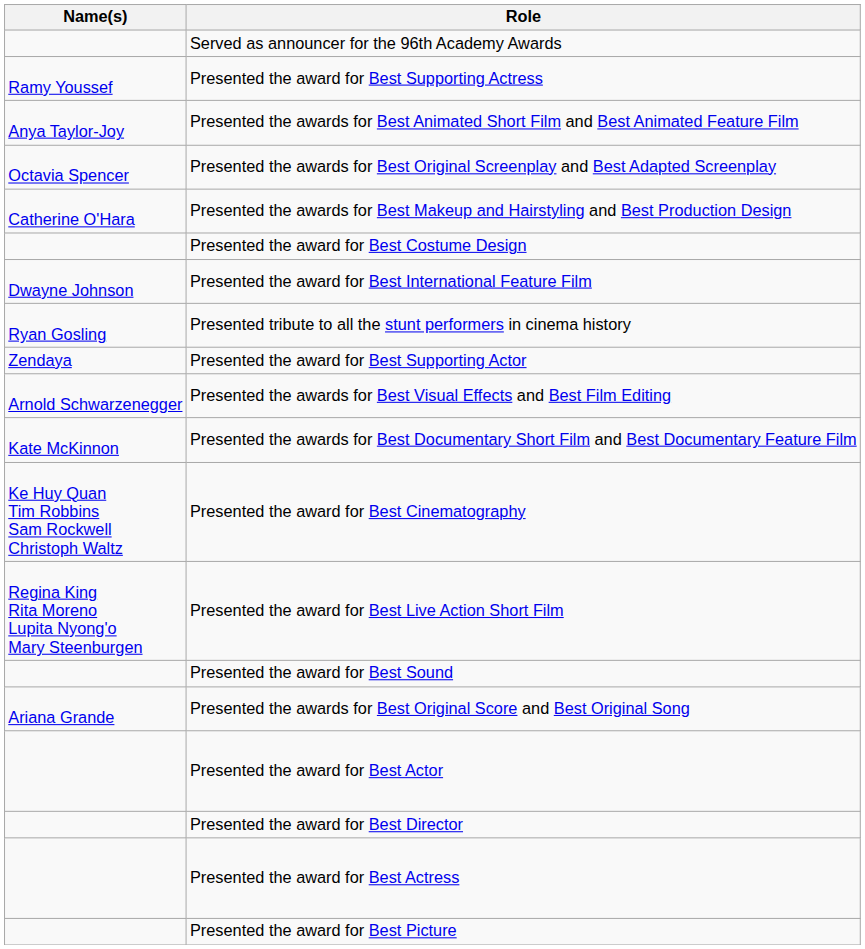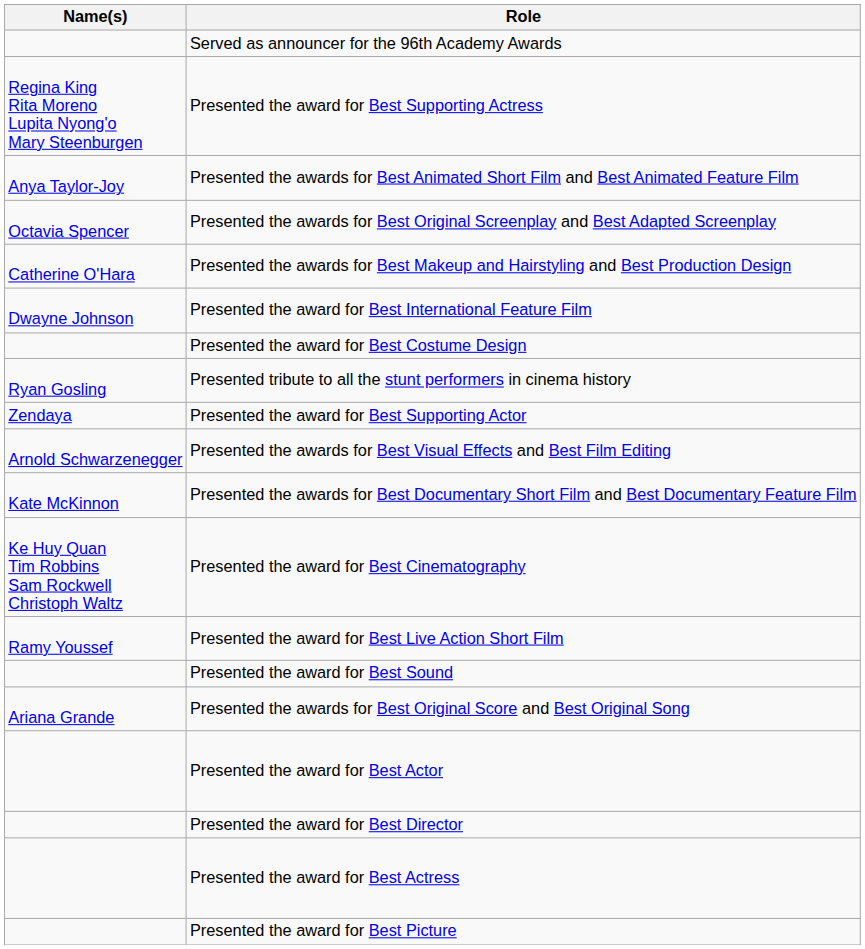(60, 87) Ramy Youssef -> (75, 115) Regina King Rita Moreno Lupita Nyong'o Mary Steenburgen
rows swapped: (358, 246) <-> (391, 281)
(75, 620) Regina King Rita Moreno Lupita Nyong'o Mary Steenburgen -> (60, 647) Ramy Youssef
